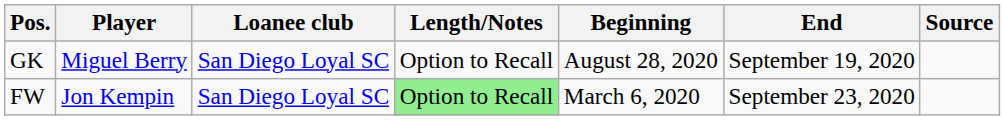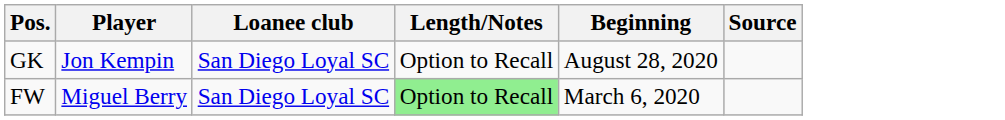- column: (822, 22)
(124, 59) Miguel Berry -> (118, 59) Jon Kempin
(118, 96) Jon Kempin -> (124, 96) Miguel Berry
